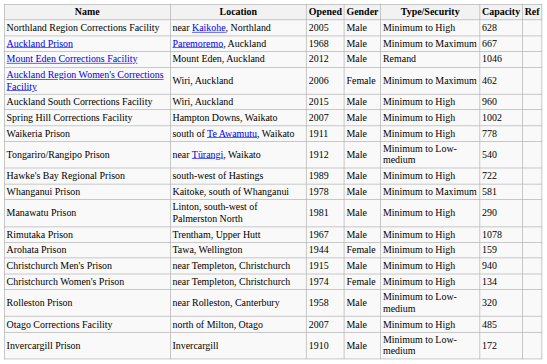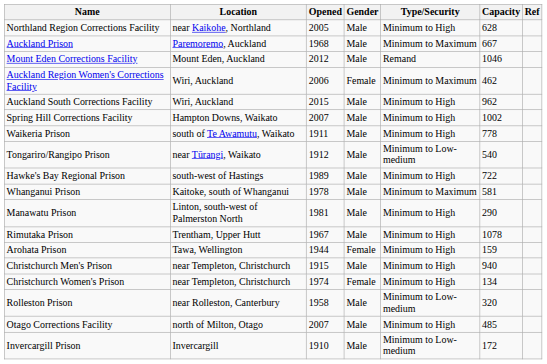(490, 102) 960 -> (490, 102) 962
